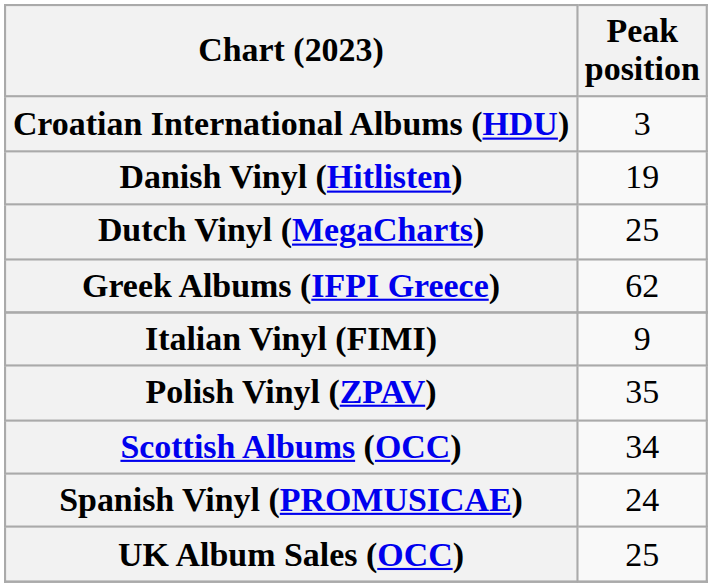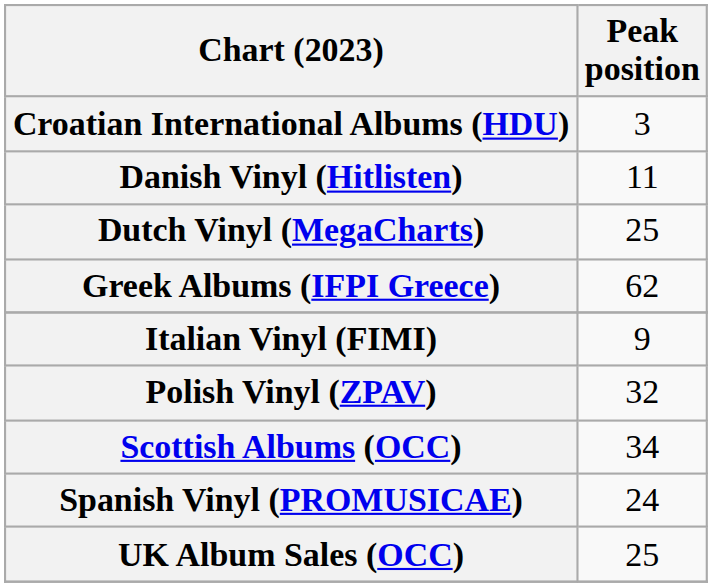(642, 177) 19 -> (642, 177) 11
(642, 392) 35 -> (642, 392) 32
